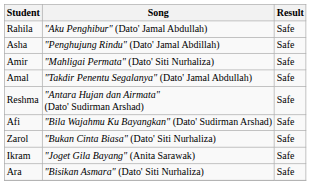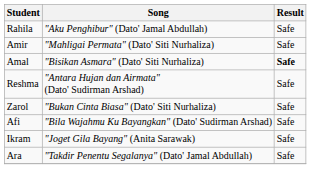- row: (17, 45)
(148, 78) "Takdir Penentu Segalanya" (Dato' Jamal Abdullah) -> (124, 62) "Bisikan Asmara" (Dato' Siti Nurhaliza)
(286, 78) normal -> (286, 62) bold
rows swapped: (17, 139) <-> (13, 123)
(124, 172) "Bisikan Asmara" (Dato' Siti Nurhaliza) -> (148, 155) "Takdir Penentu Segalanya" (Dato' Jamal Abdullah)
